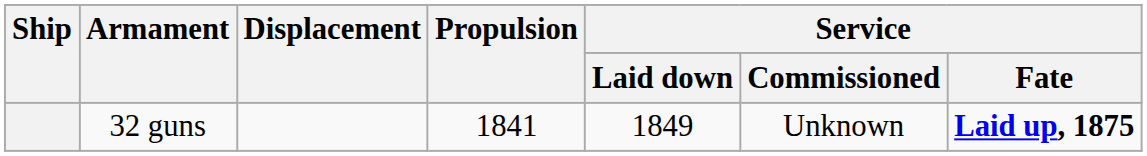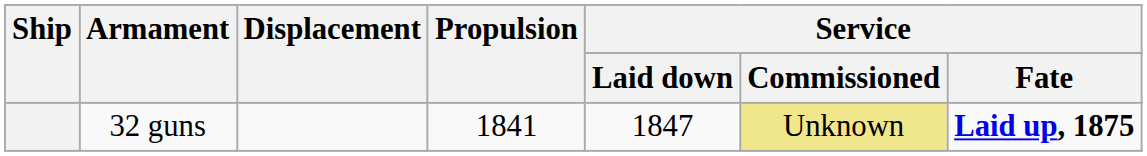(663, 126) 1849 -> (663, 126) 1847
(844, 126) no background -> (844, 126) khaki background
